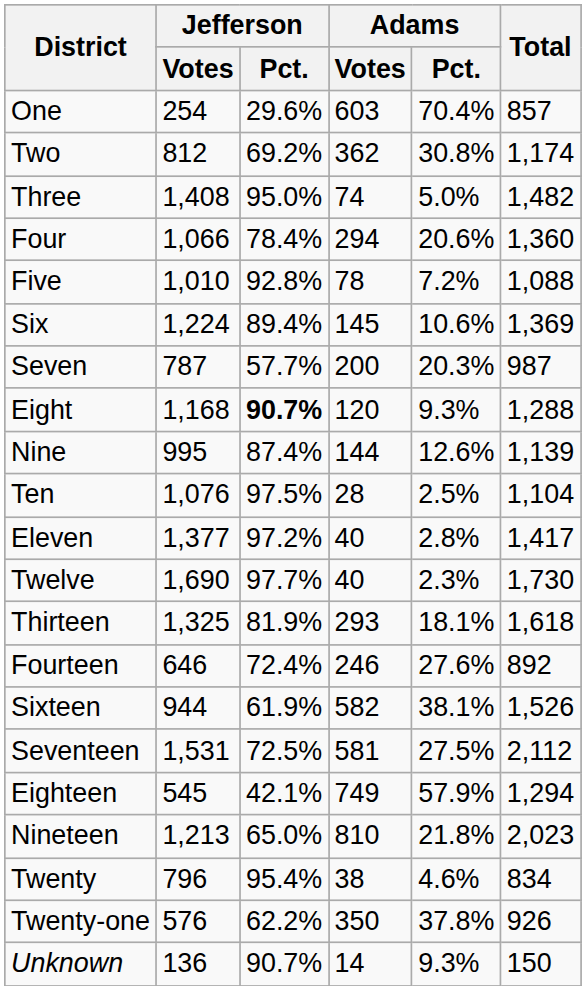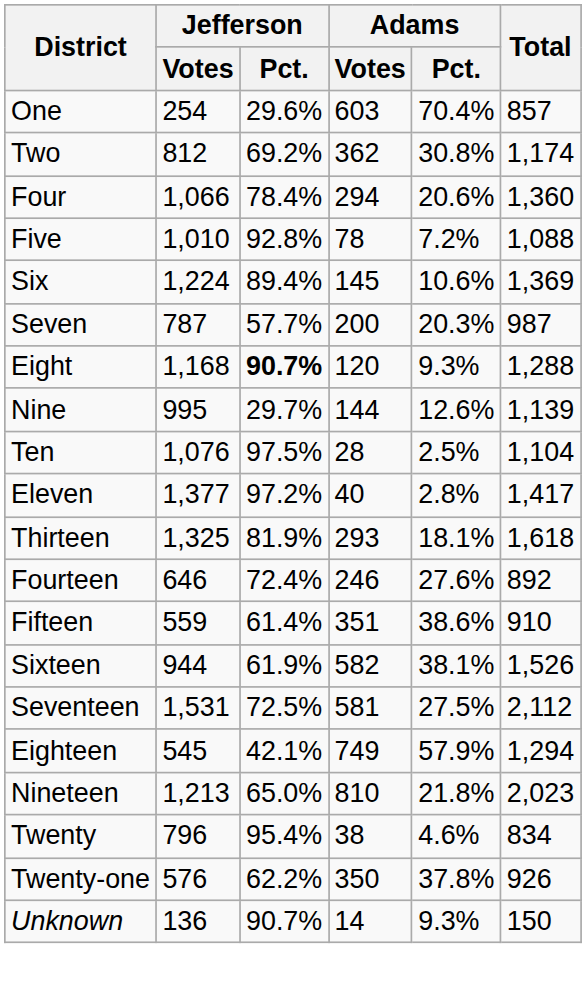- row: (46, 196)
(284, 452) 87.4% -> (284, 409) 29.7%
- row: (53, 580)
+ row: (52, 622)
